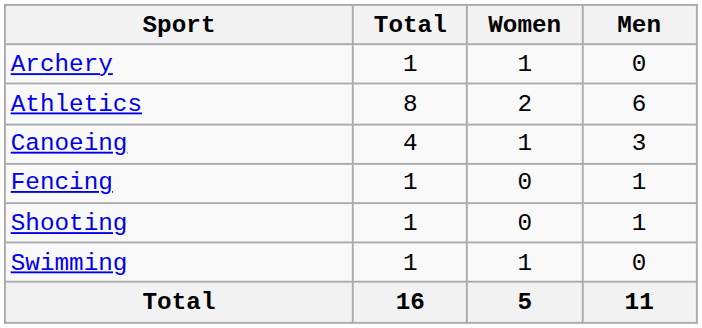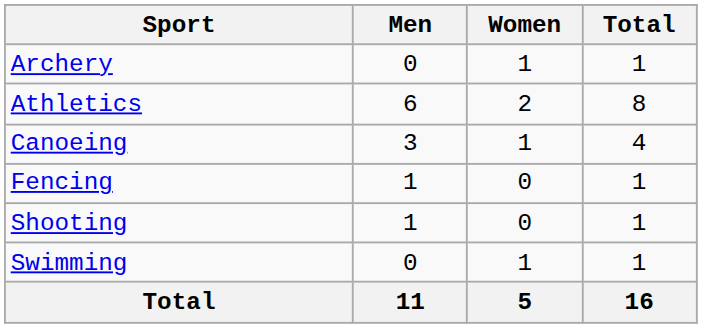columns swapped: (639, 25) <-> (410, 25)
